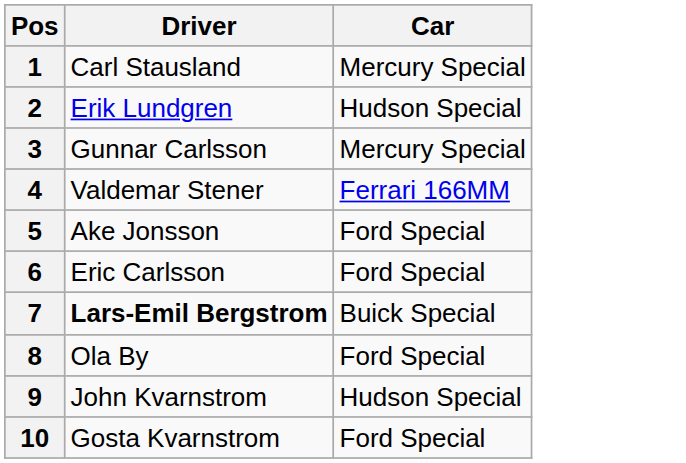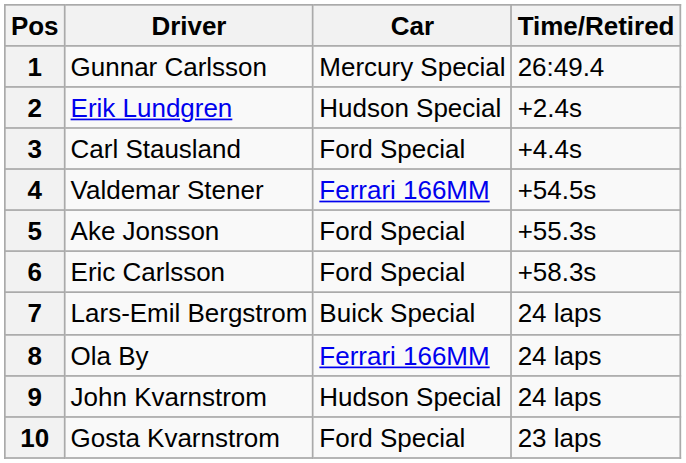+ column: (596, 26)
(156, 67) Carl Stausland -> (169, 67) Gunnar Carlsson
(169, 149) Gunnar Carlsson -> (156, 149) Carl Stausland
(433, 149) Mercury Special -> (392, 149) Ford Special
(199, 314) bold -> (189, 314) normal
(412, 355) Ford Special -> (405, 355) Ferrari 166MM
